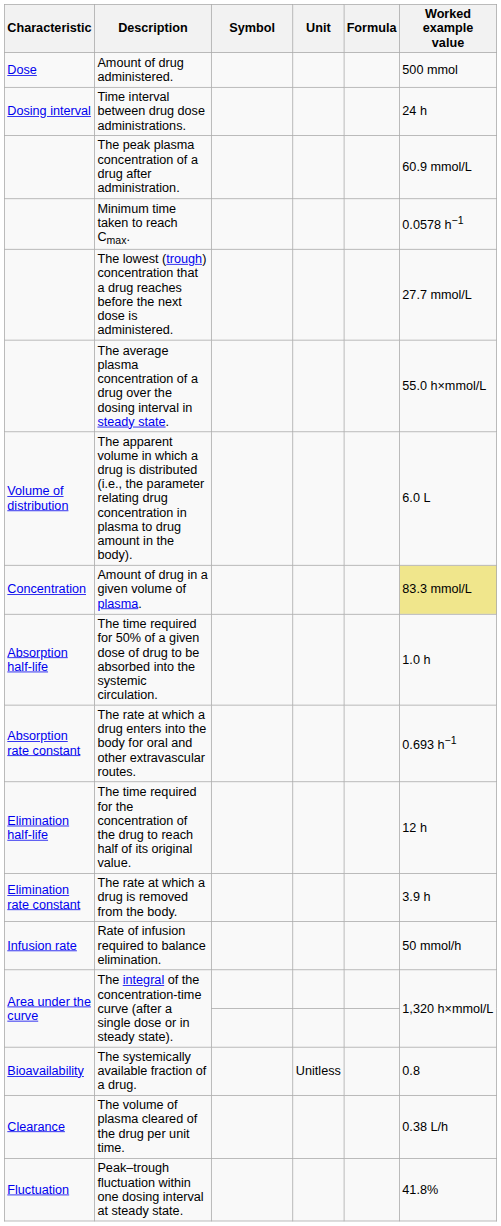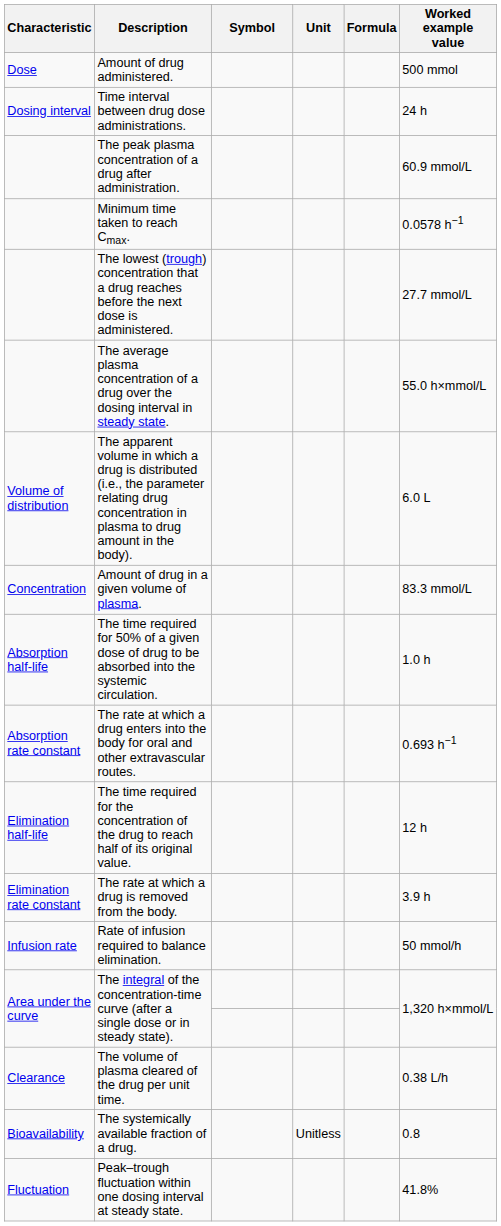(437, 589) khaki background -> (437, 589) no background
rows swapped: (36, 1126) <-> (46, 1071)
